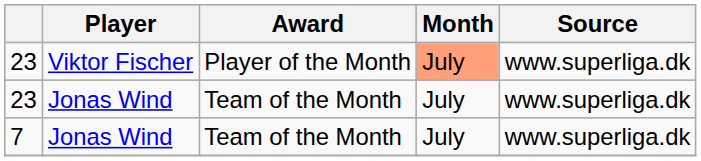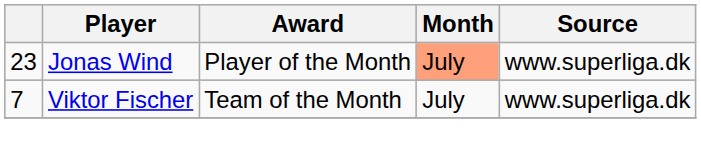(121, 62) Viktor Fischer -> (110, 62) Jonas Wind
- row: (24, 99)
(110, 137) Jonas Wind -> (121, 99) Viktor Fischer
